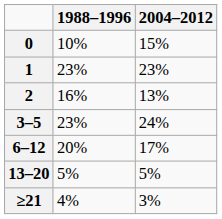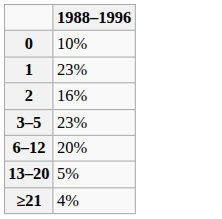- column: (176, 17)
